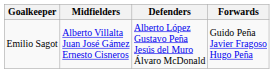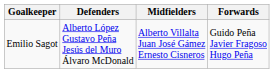columns swapped: (170, 12) <-> (96, 12)
